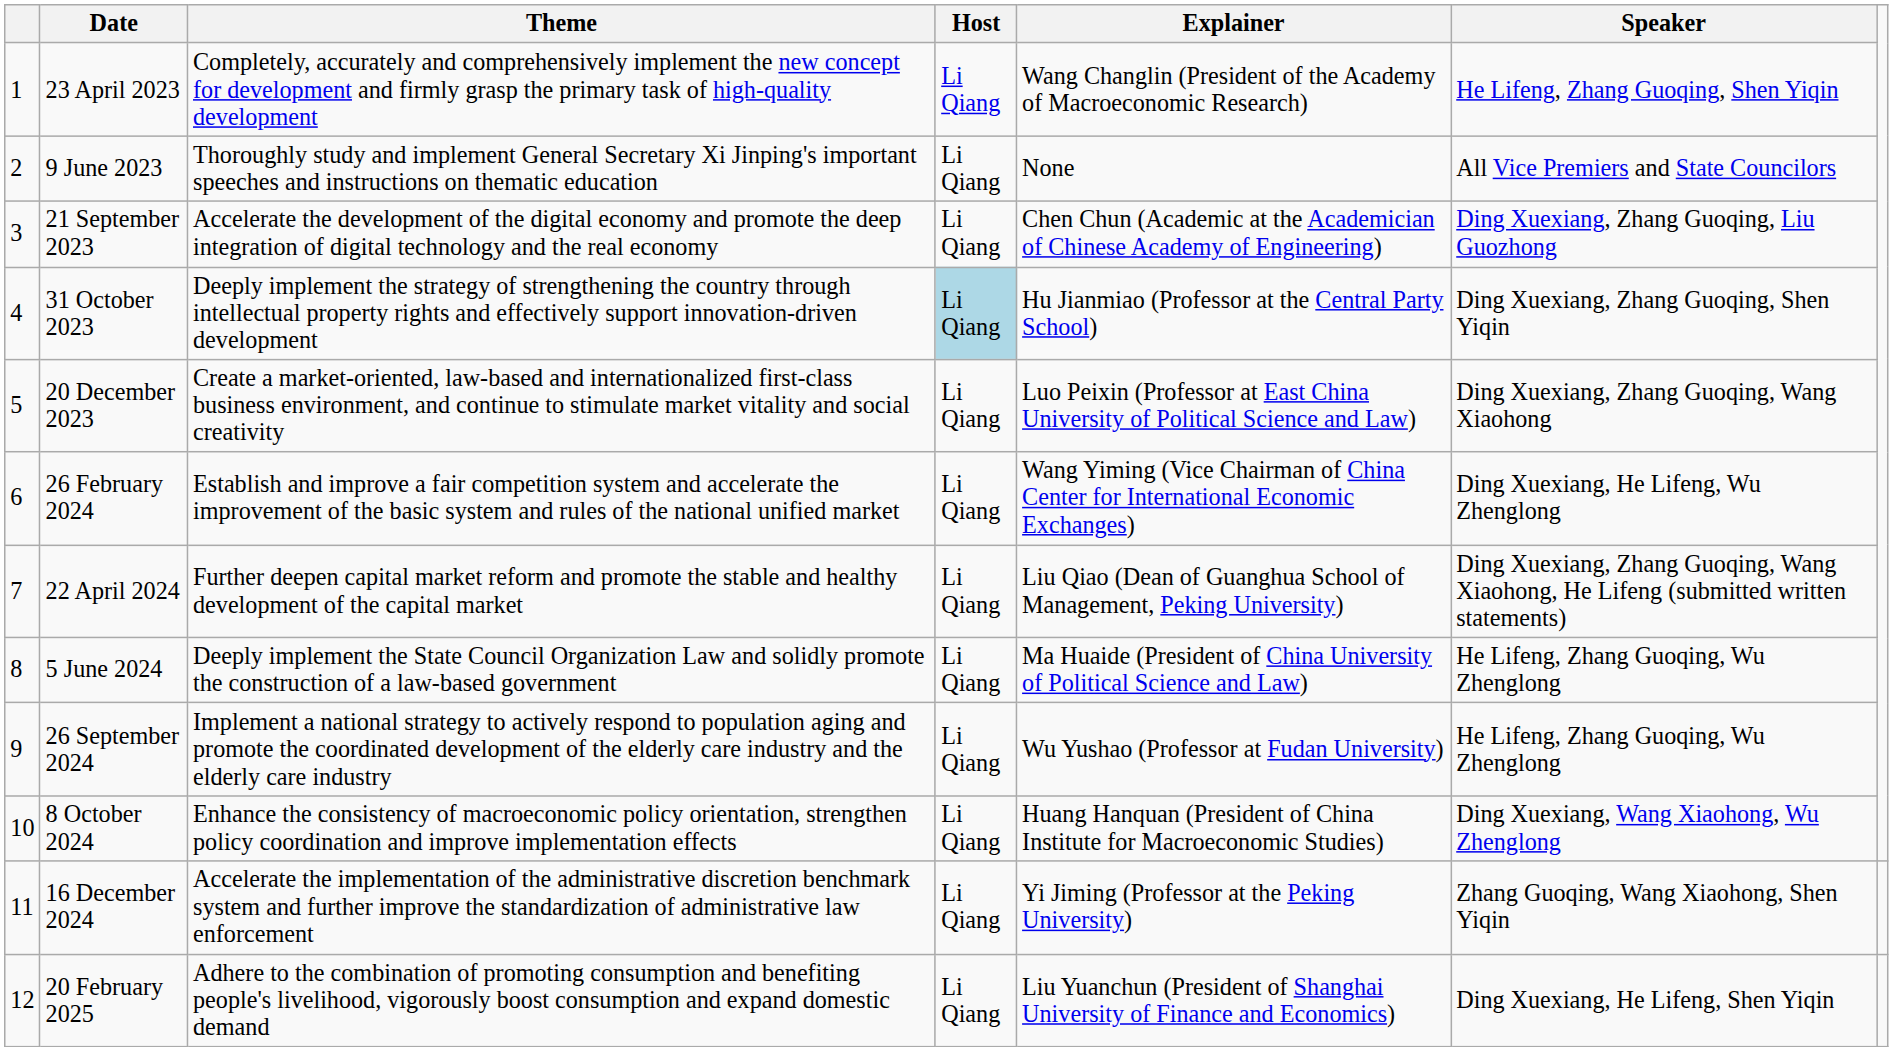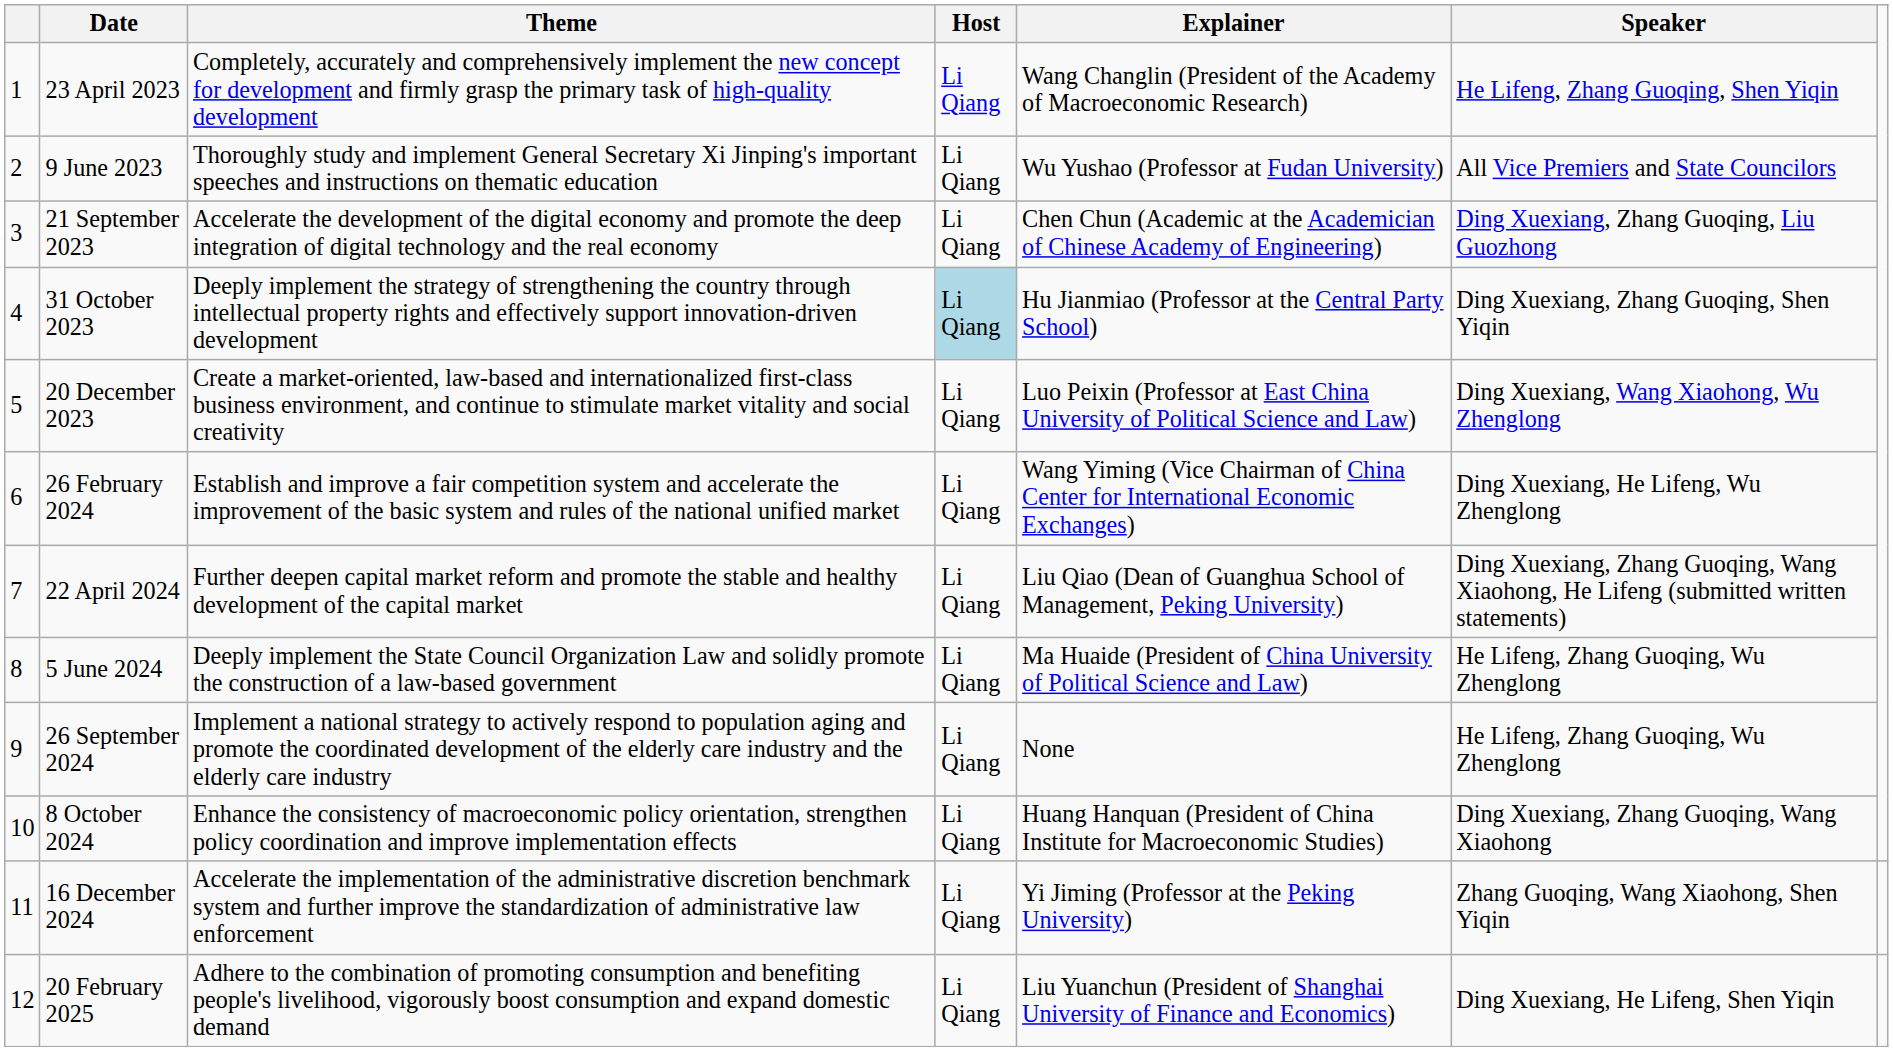(1048, 168) None -> (1233, 168) Wu Yushao (Professor at Fudan University)
(1646, 405) Ding Xuexiang, Zhang Guoqing, Wang Xiaohong -> (1638, 405) Ding Xuexiang, Wang Xiaohong, Wu Zhenglong
(1233, 749) Wu Yushao (Professor at Fudan University) -> (1048, 749) None
(1638, 828) Ding Xuexiang, Wang Xiaohong, Wu Zhenglong -> (1646, 828) Ding Xuexiang, Zhang Guoqing, Wang Xiaohong
